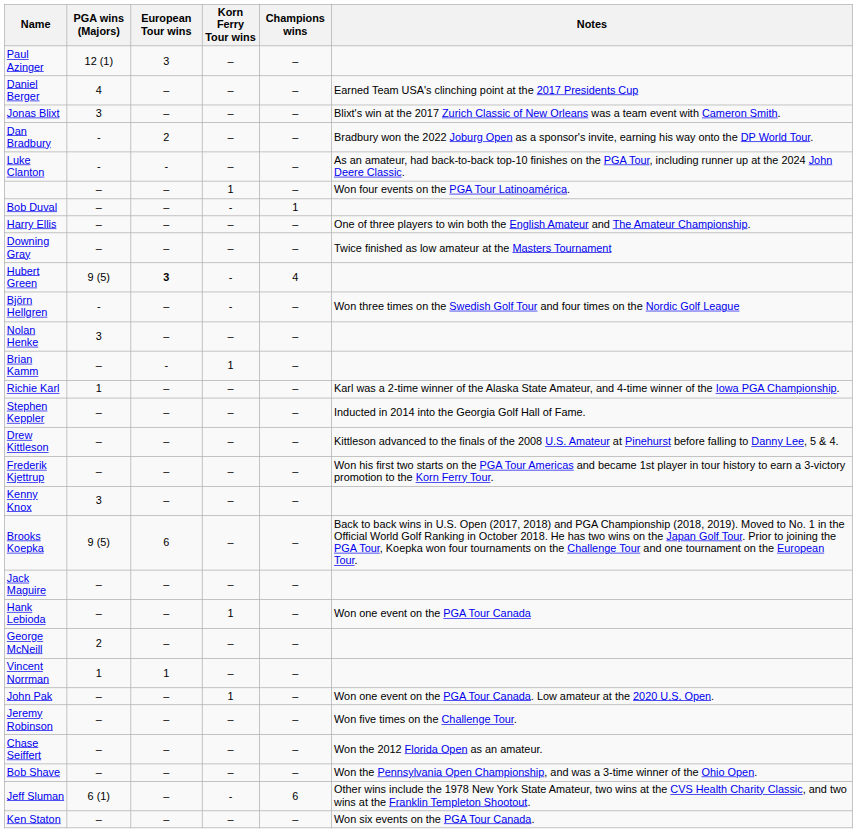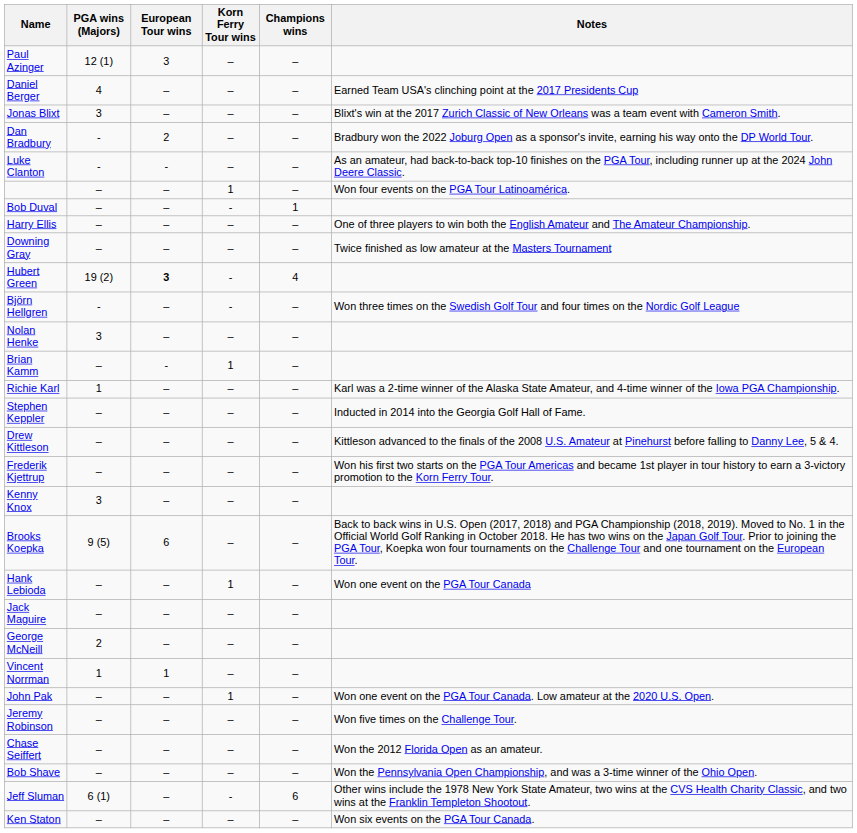(99, 277) 9 (5) -> (99, 277) 19 (2)
rows swapped: (26, 614) <-> (27, 584)
